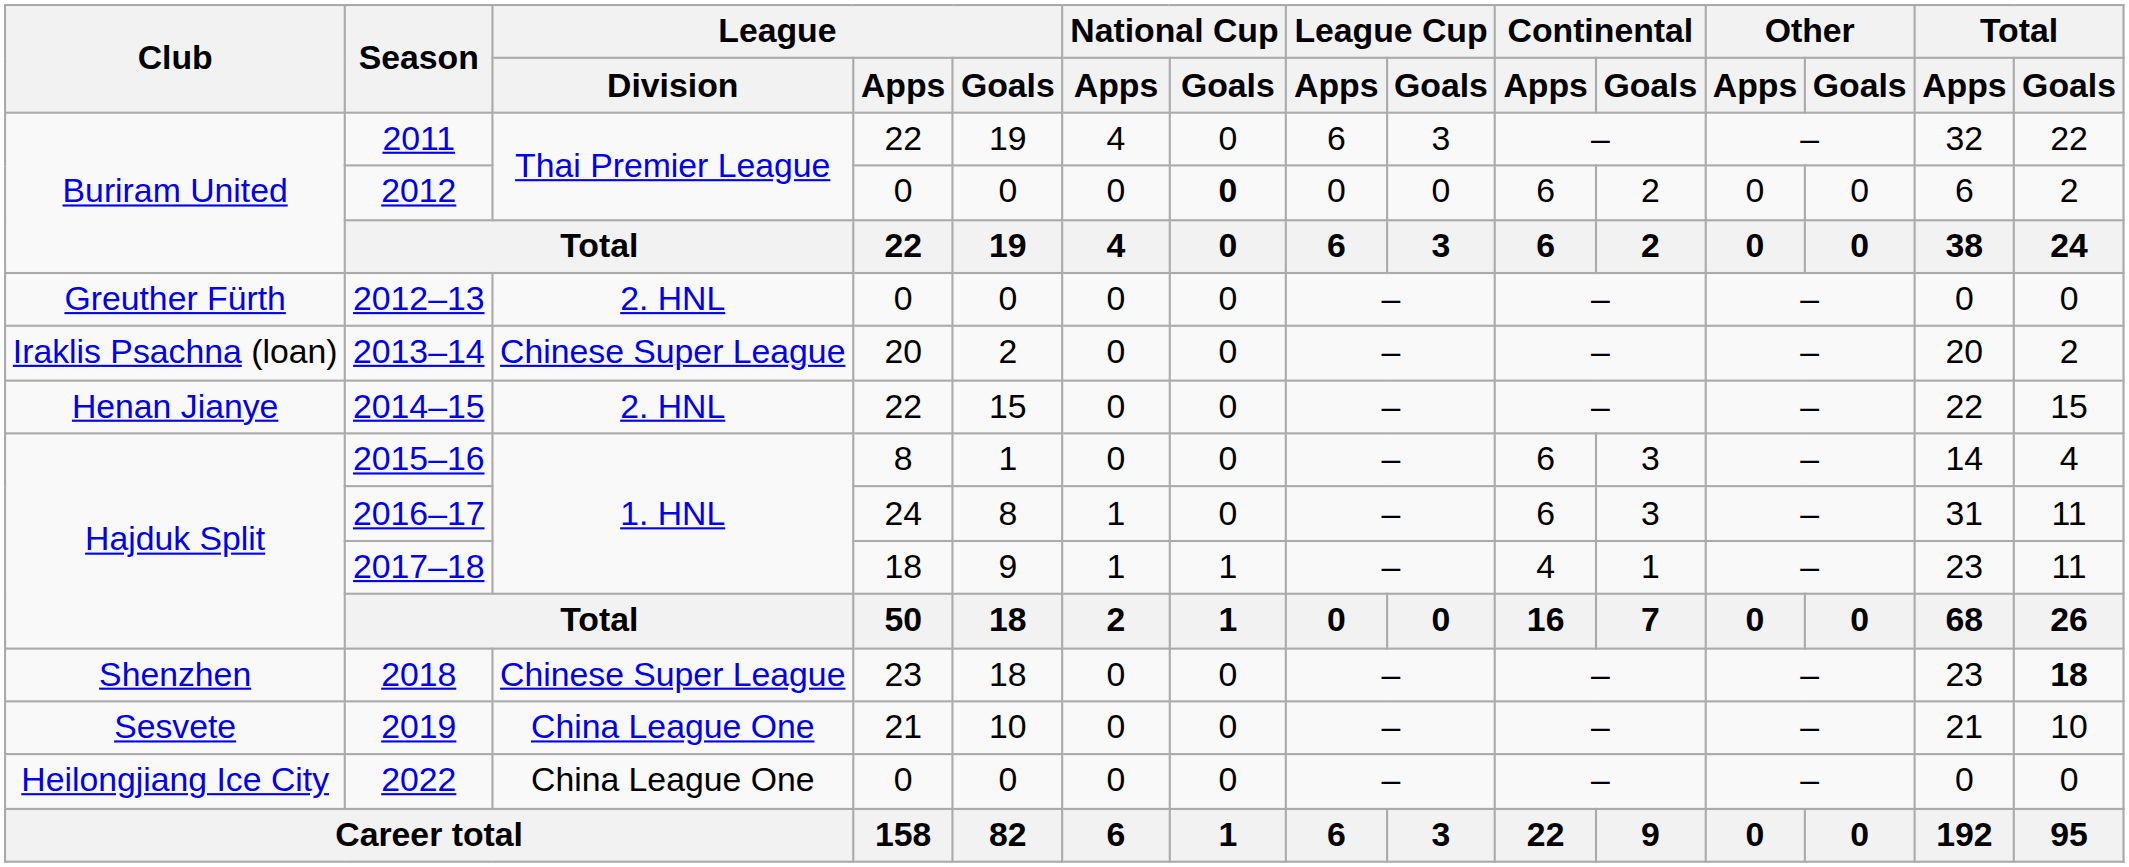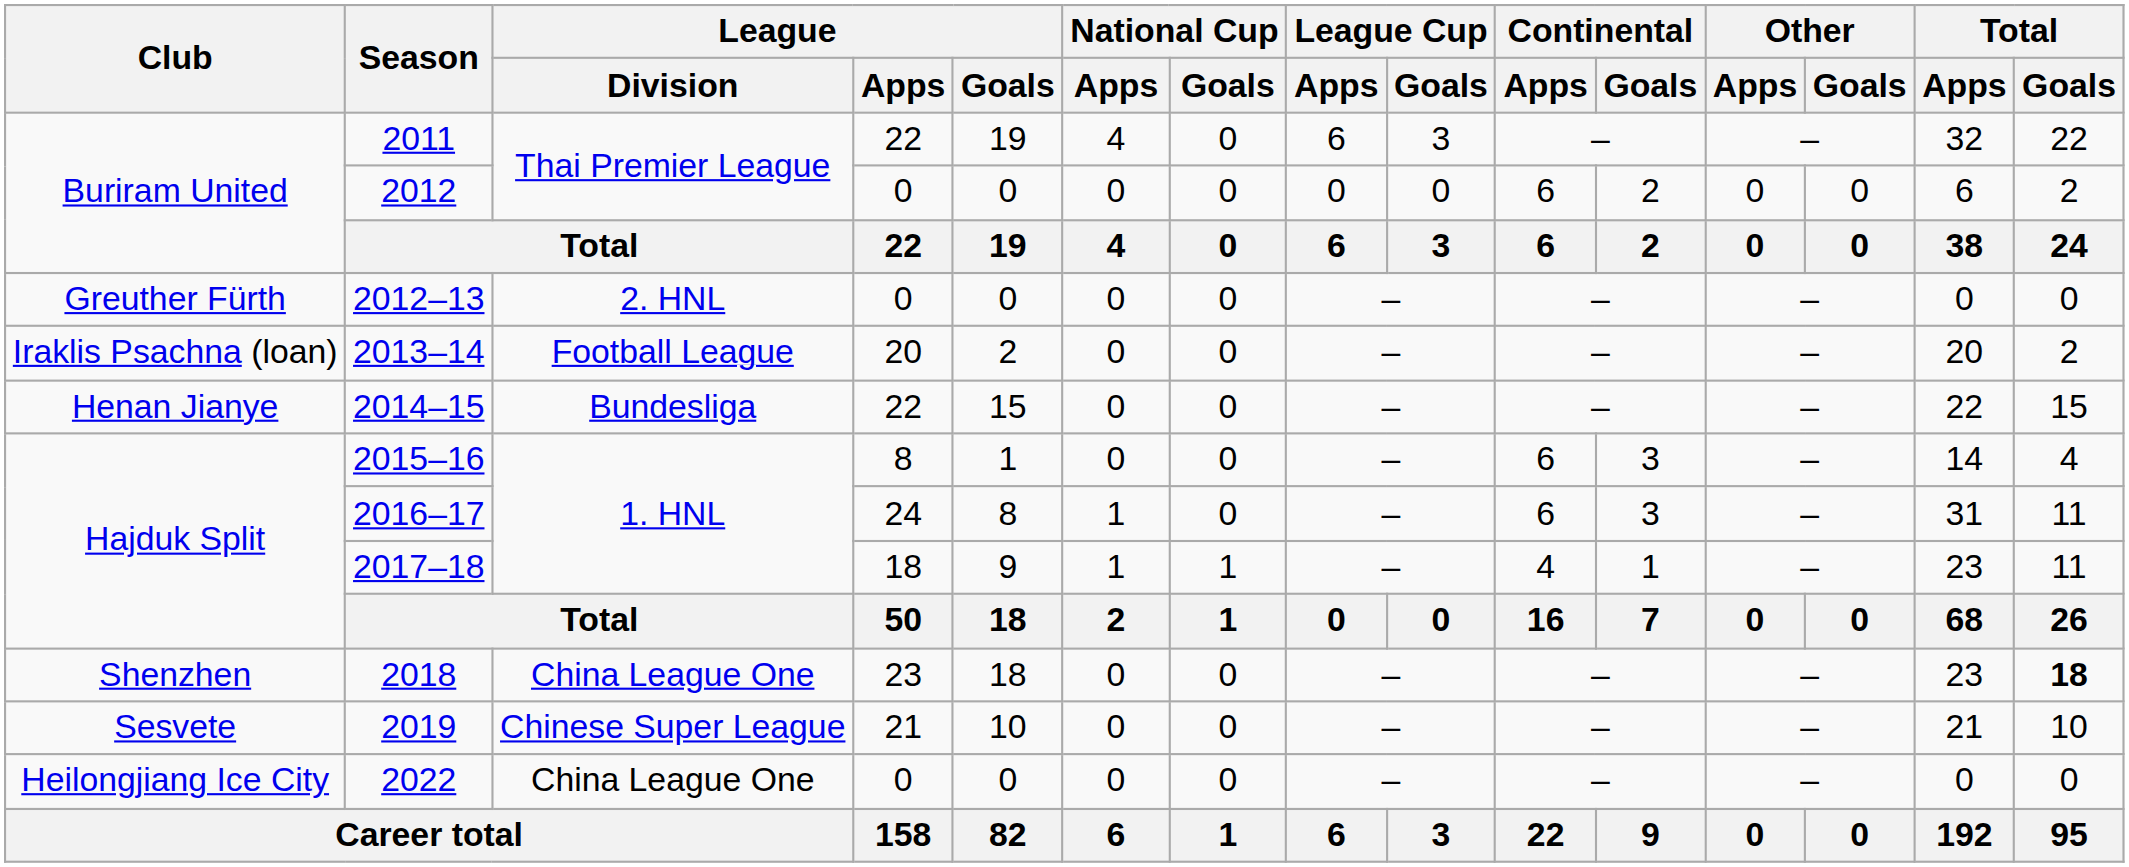(1228, 191) bold -> (1228, 191) normal
(673, 352) Chinese Super League -> (673, 352) Football League
(673, 406) 2. HNL -> (673, 406) Bundesliga
(673, 673) Chinese Super League -> (673, 673) China League One
(673, 727) China League One -> (673, 727) Chinese Super League
